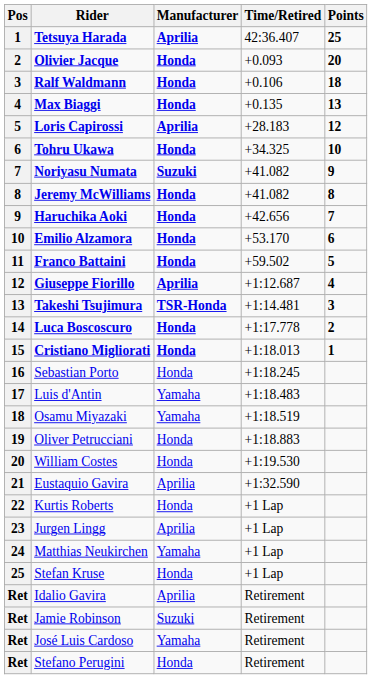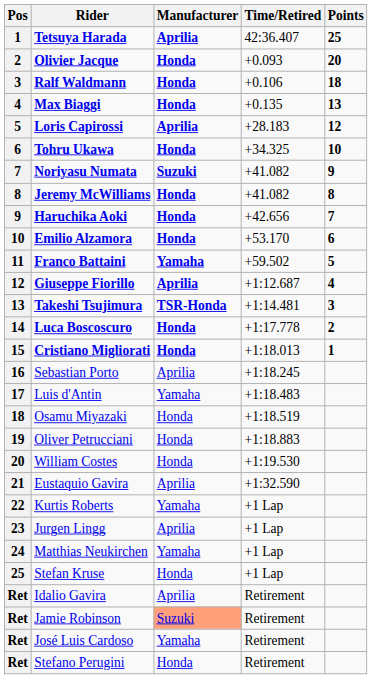(176, 261) Honda -> (180, 261) Yamaha
(175, 372) Honda -> (176, 372) Aprilia
(179, 417) Yamaha -> (175, 417) Honda
(175, 506) Honda -> (179, 506) Yamaha
(175, 618) no background -> (175, 618) lightsalmon background
